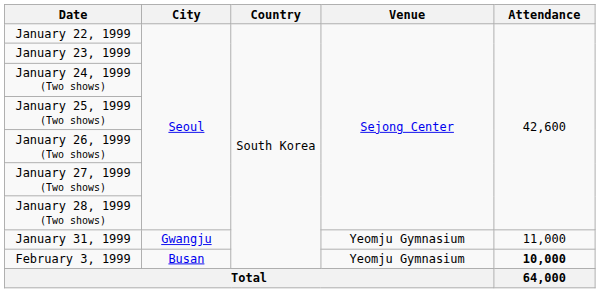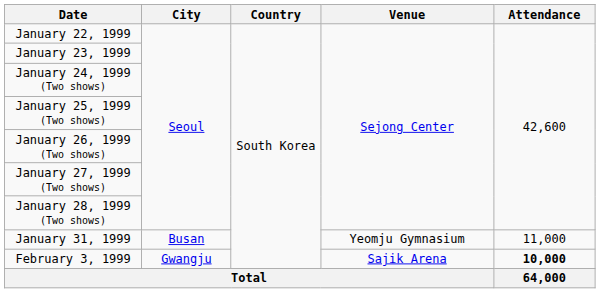(186, 239) Gwangju -> (186, 239) Busan
(186, 259) Busan -> (186, 259) Gwangju
(407, 259) Yeomju Gymnasium -> (407, 259) Sajik Arena
